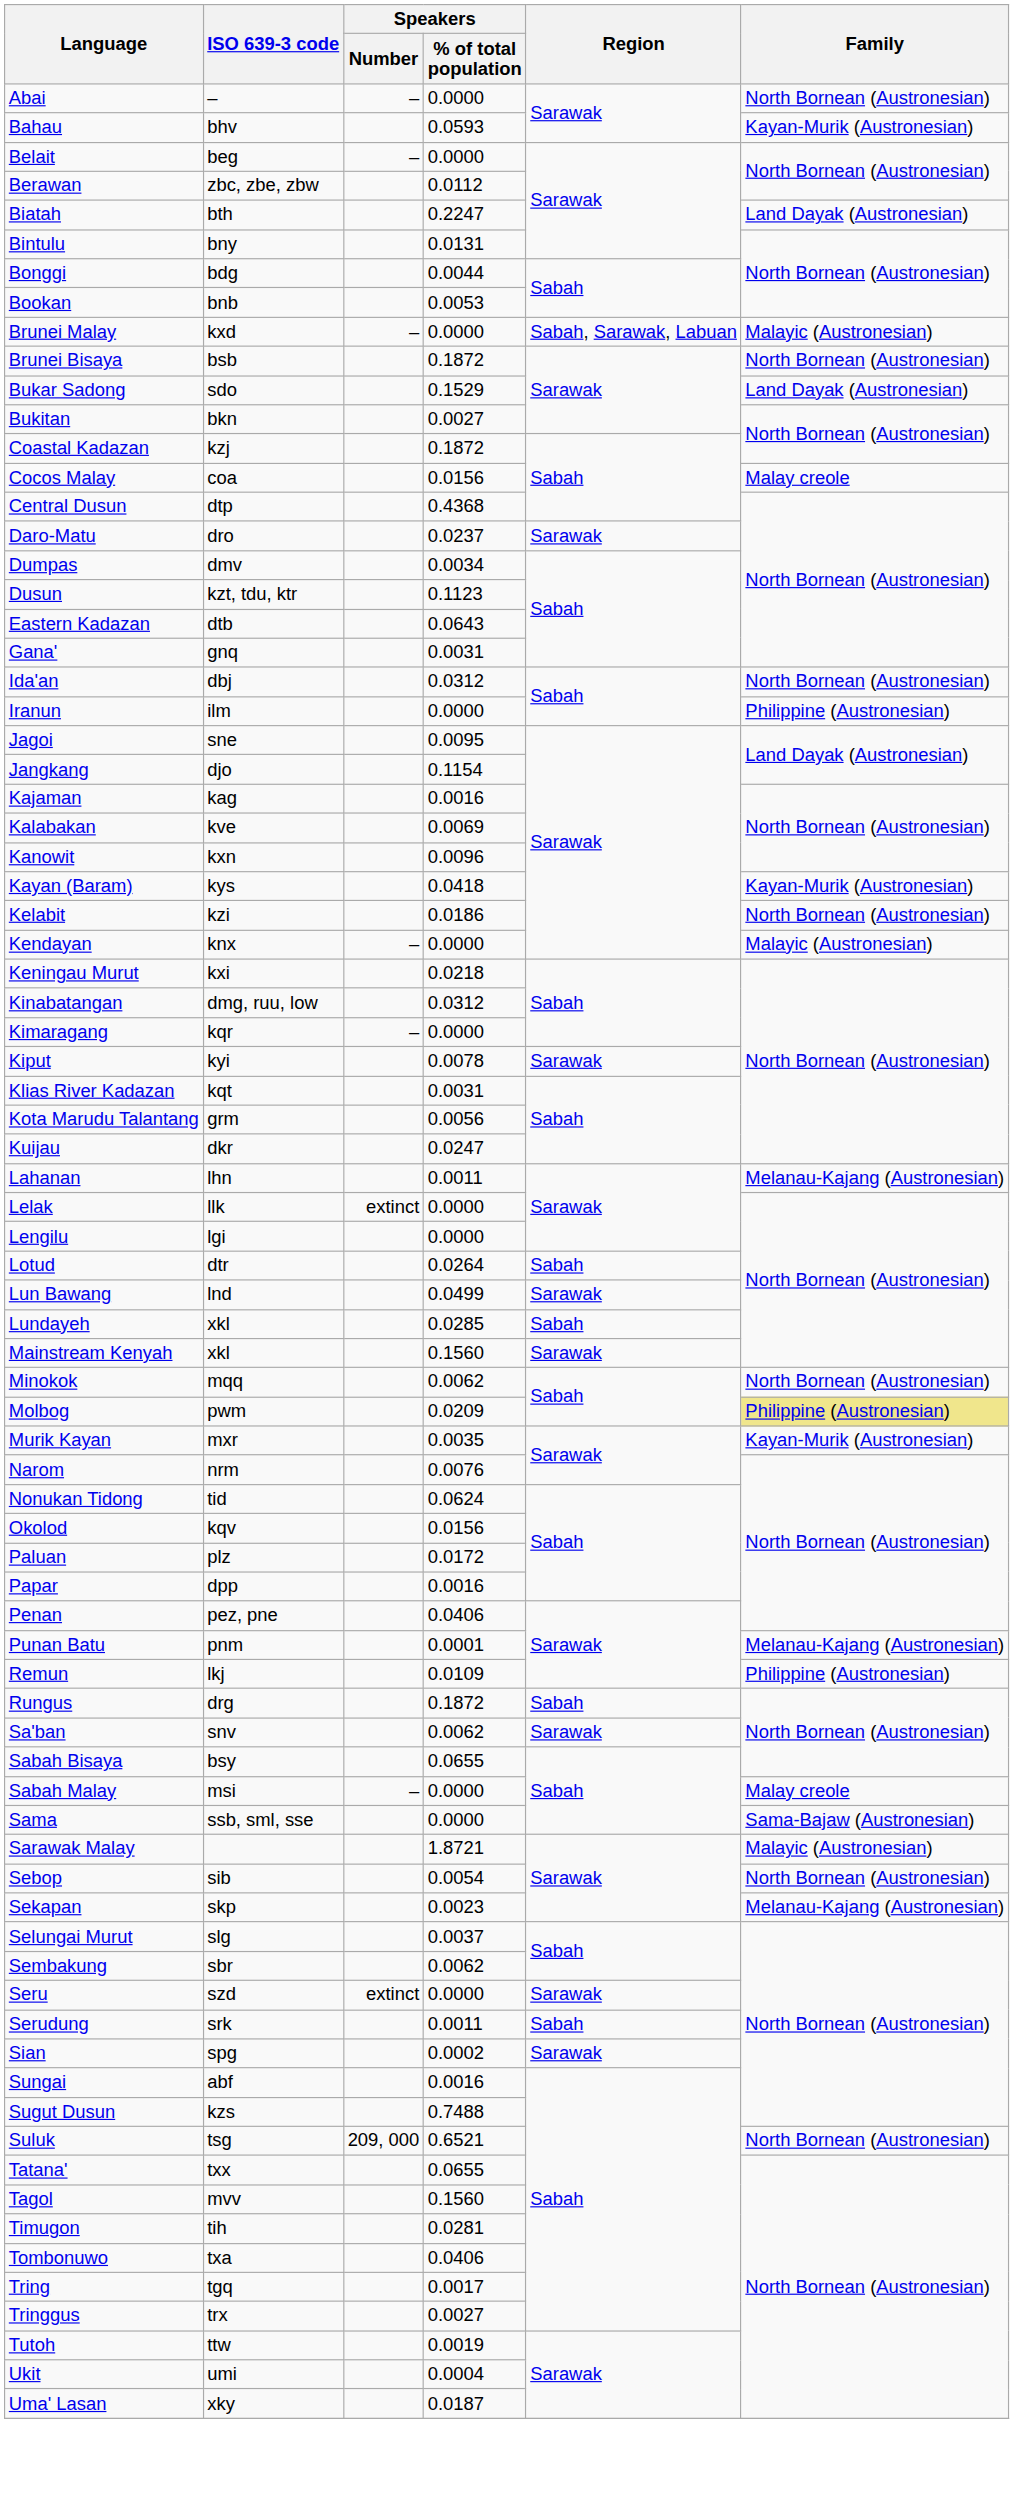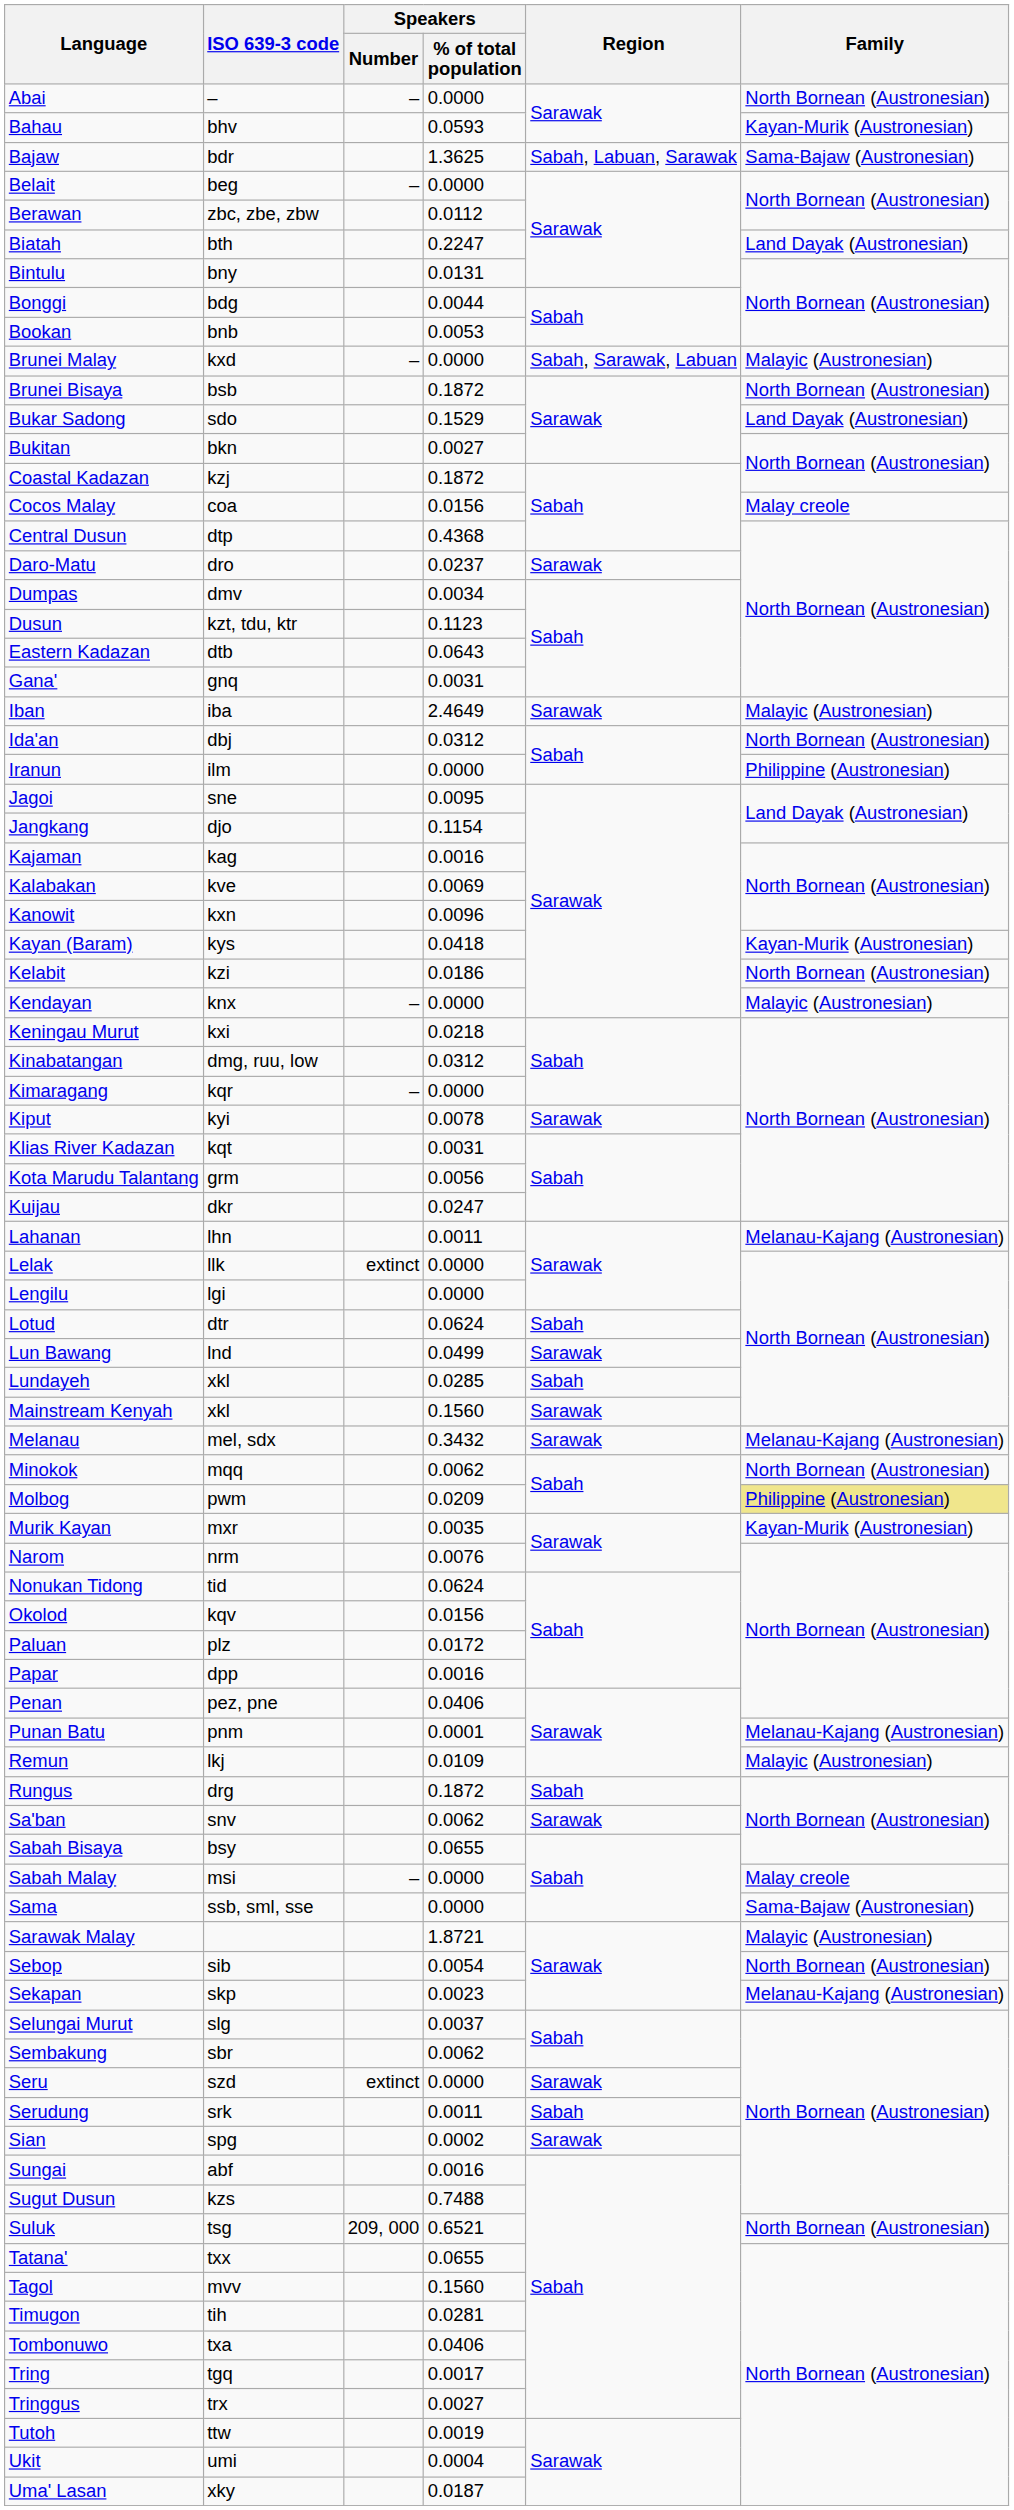+ row: (34, 156)
+ row: (27, 710)
(456, 1265) 0.0264 -> (456, 1323) 0.0624
+ row: (44, 1440)
(848, 1673) Philippine (Austronesian) -> (839, 1761) Malayic (Austronesian)
